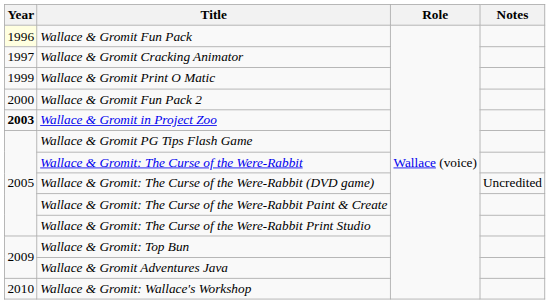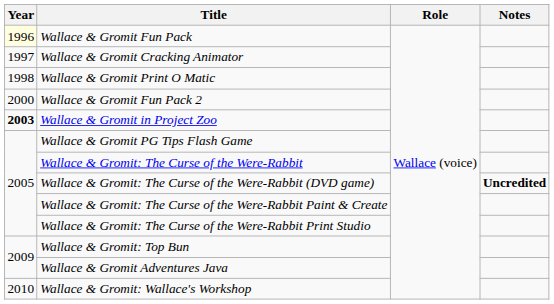(21, 78) 1999 -> (21, 78) 1998
(512, 183) normal -> (515, 183) bold
